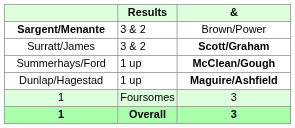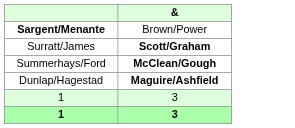- column: (147, 12)
